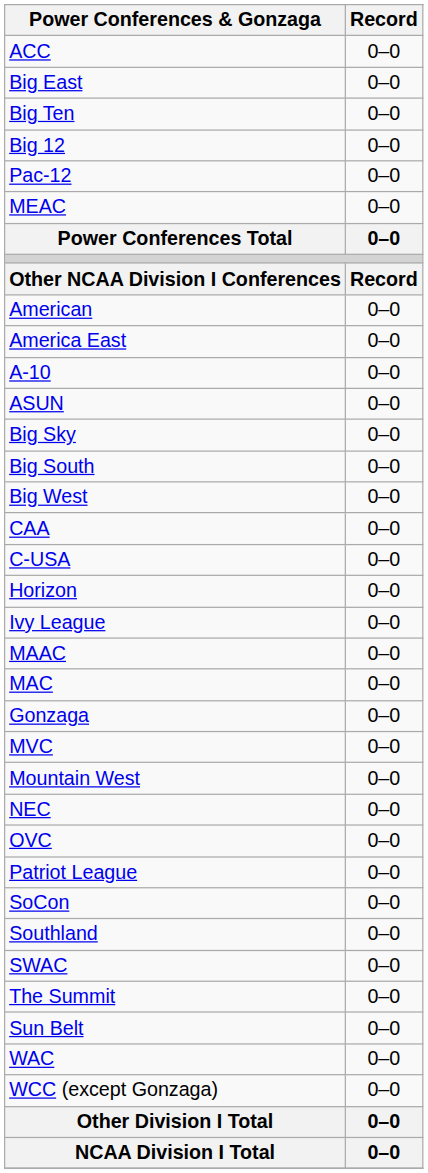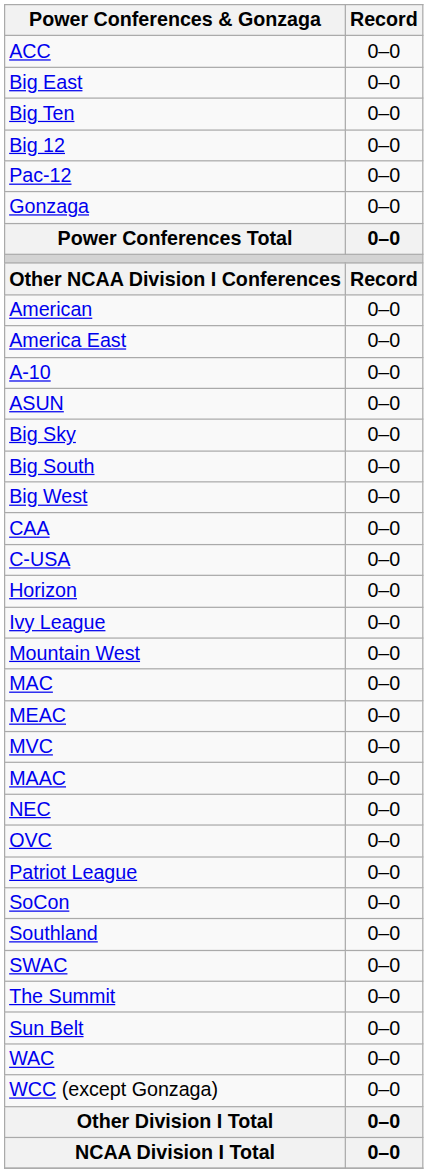rows swapped: (49, 715) <-> (38, 207)
rows swapped: (38, 653) <-> (75, 778)
